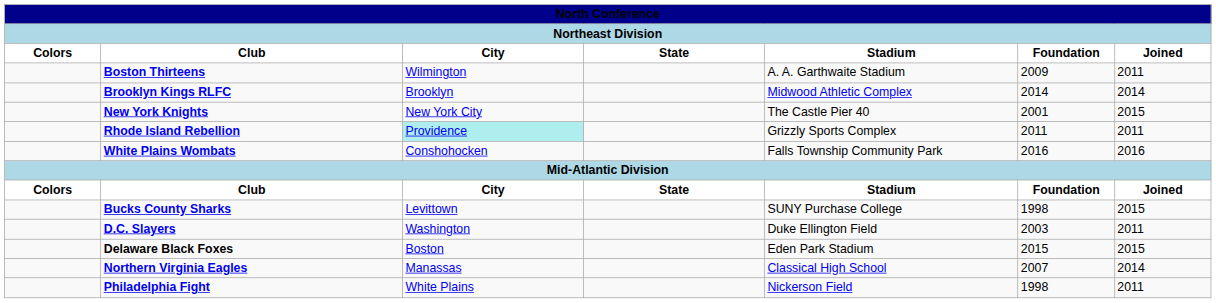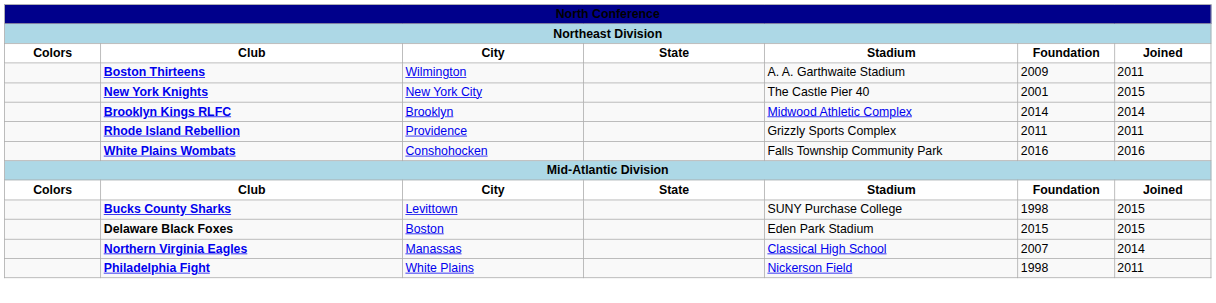rows swapped: (167, 92) <-> (156, 111)
(436, 131) paleturquoise background -> (436, 131) no background
- row: (140, 229)
